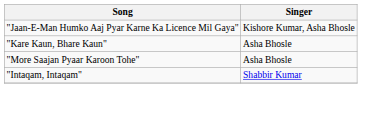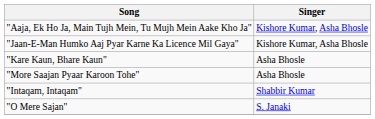+ row: (129, 28)
+ row: (37, 107)
